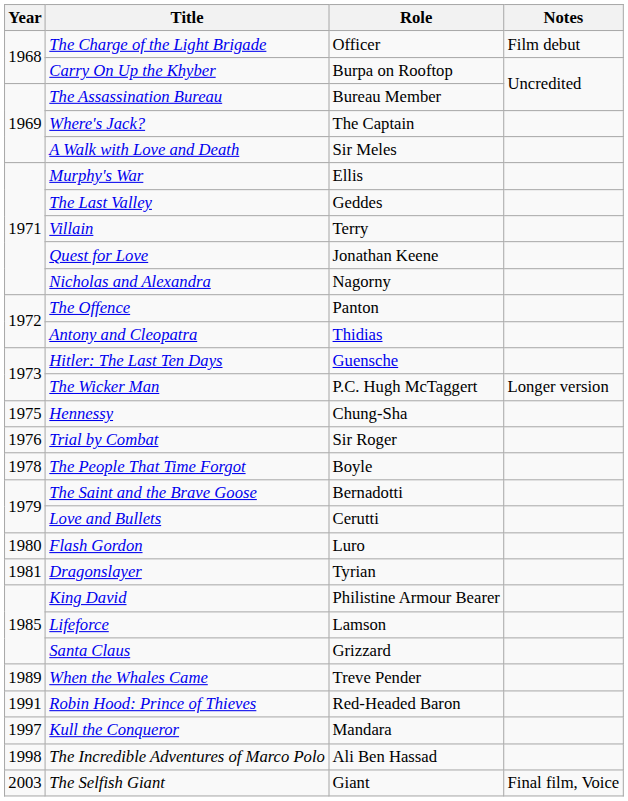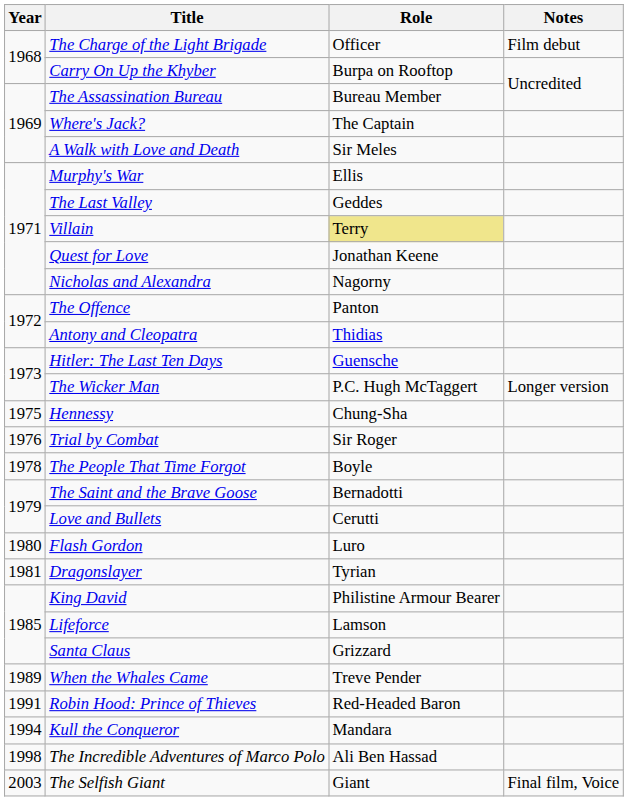(350, 228) no background -> (350, 228) khaki background
(25, 730) 1997 -> (25, 730) 1994
